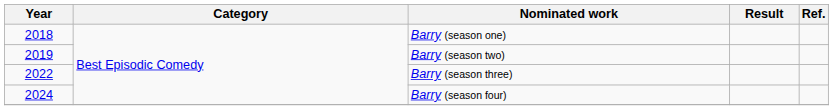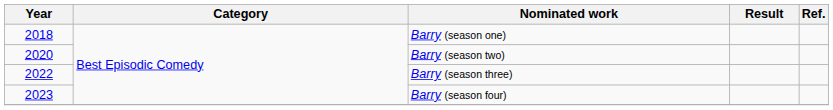(39, 54) 2019 -> (39, 54) 2020
(39, 94) 2024 -> (39, 94) 2023
